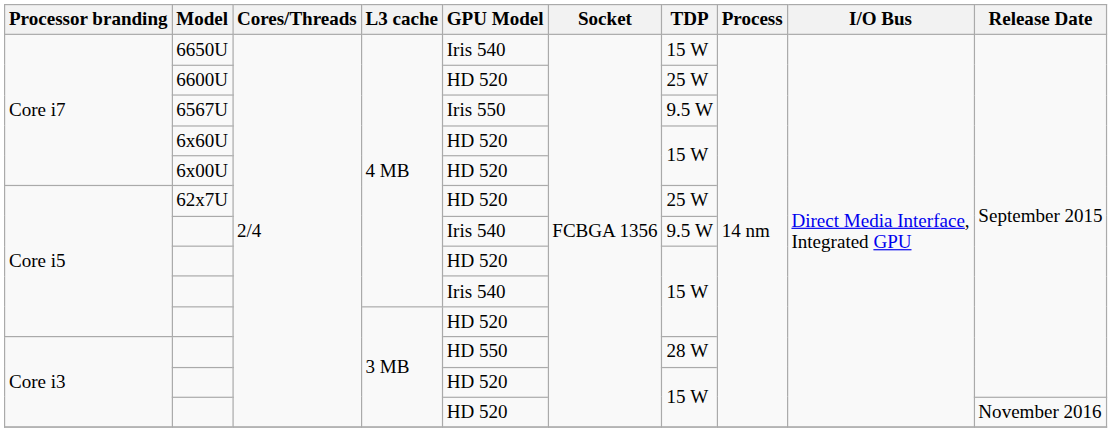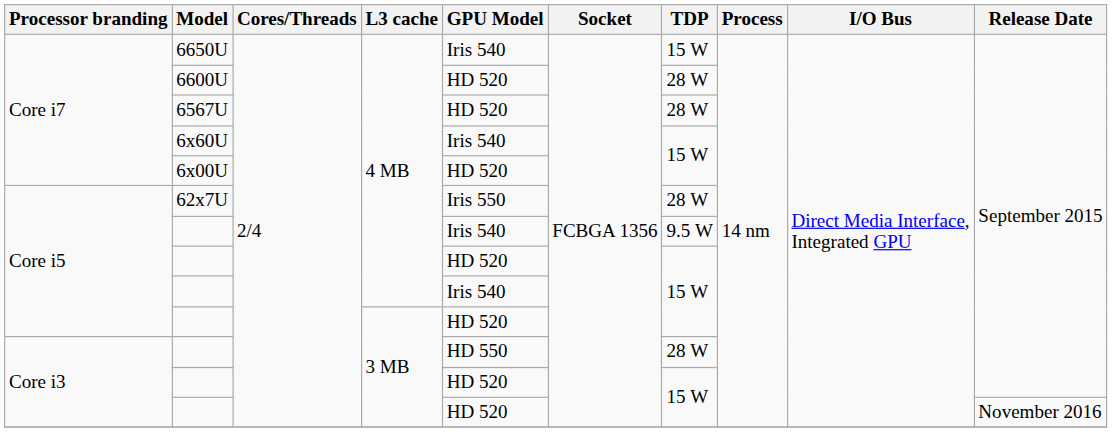(687, 79) 25 W -> (687, 79) 28 W
(476, 110) Iris 550 -> (477, 110) HD 520
(690, 110) 9.5 W -> (687, 110) 28 W
(477, 140) HD 520 -> (476, 140) Iris 540
(477, 200) HD 520 -> (476, 200) Iris 550
(687, 200) 25 W -> (687, 200) 28 W
